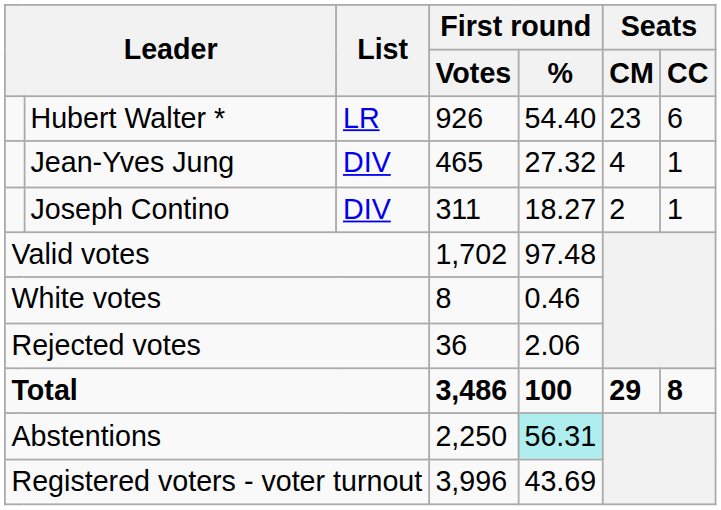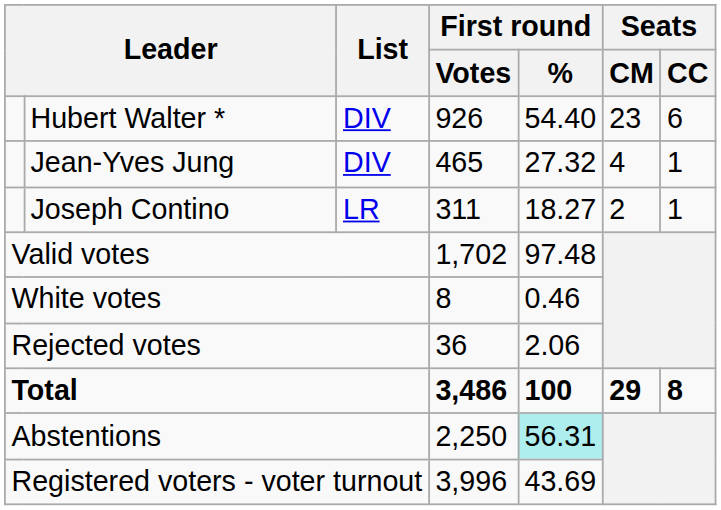(361, 118) LR -> (367, 118) DIV
(367, 208) DIV -> (361, 208) LR
